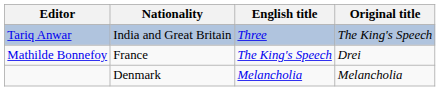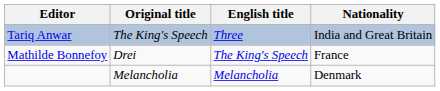columns swapped: (172, 14) <-> (385, 14)
